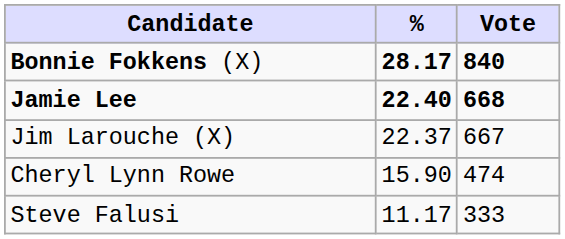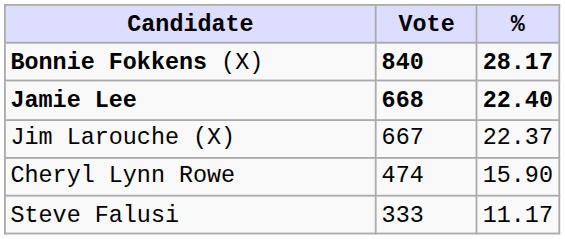columns swapped: (508, 24) <-> (417, 24)
